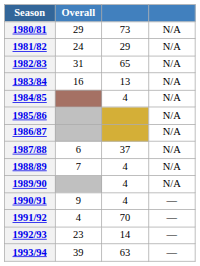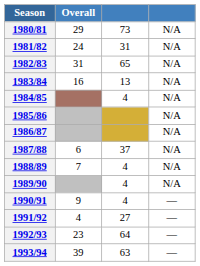(125, 46) 29 -> (125, 46) 31
(125, 218) 70 -> (125, 218) 27
(125, 235) 14 -> (125, 235) 64
